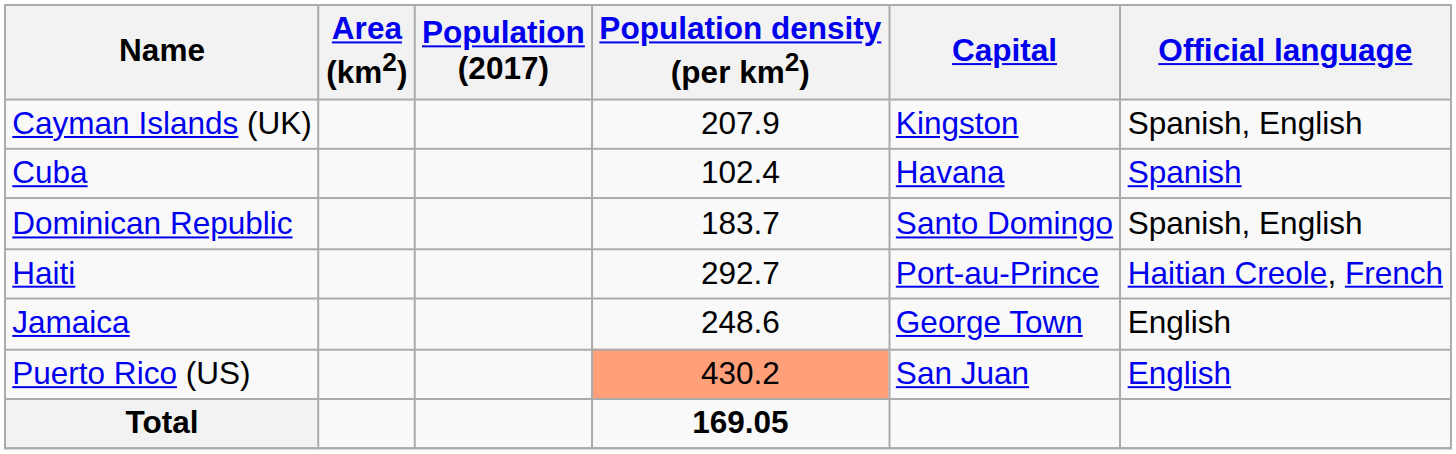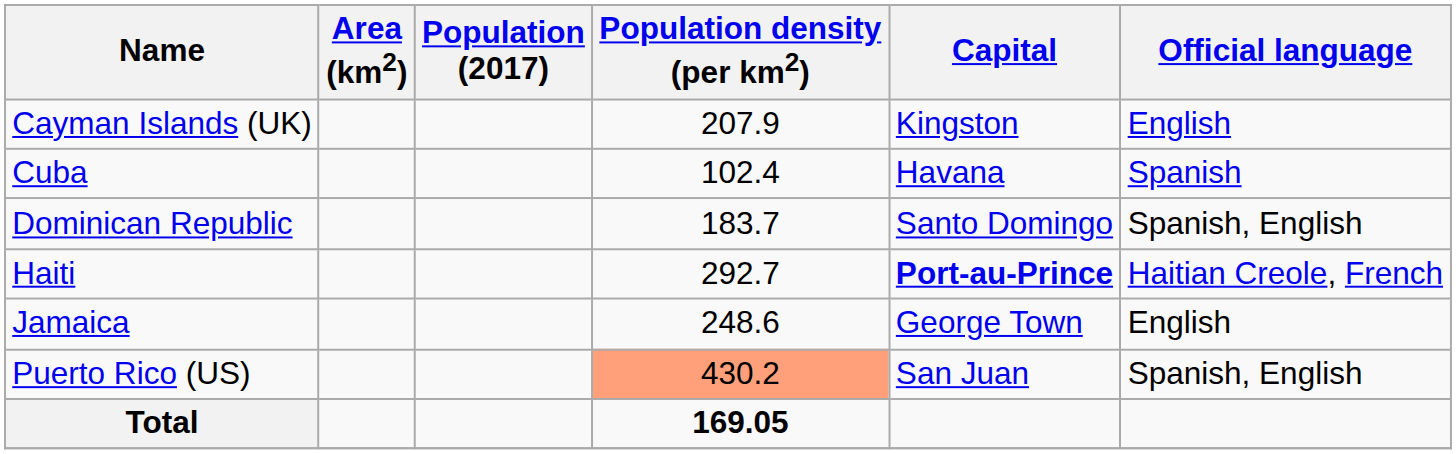(1245, 123) Spanish, English -> (1179, 123) English
(997, 273) normal -> (1004, 273) bold
(1179, 373) English -> (1245, 373) Spanish, English
